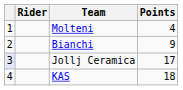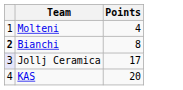- column: (32, 12)
(10, 45) normal -> (10, 45) bold
(173, 45) 9 -> (138, 45) 8
(170, 77) 18 -> (135, 77) 20
